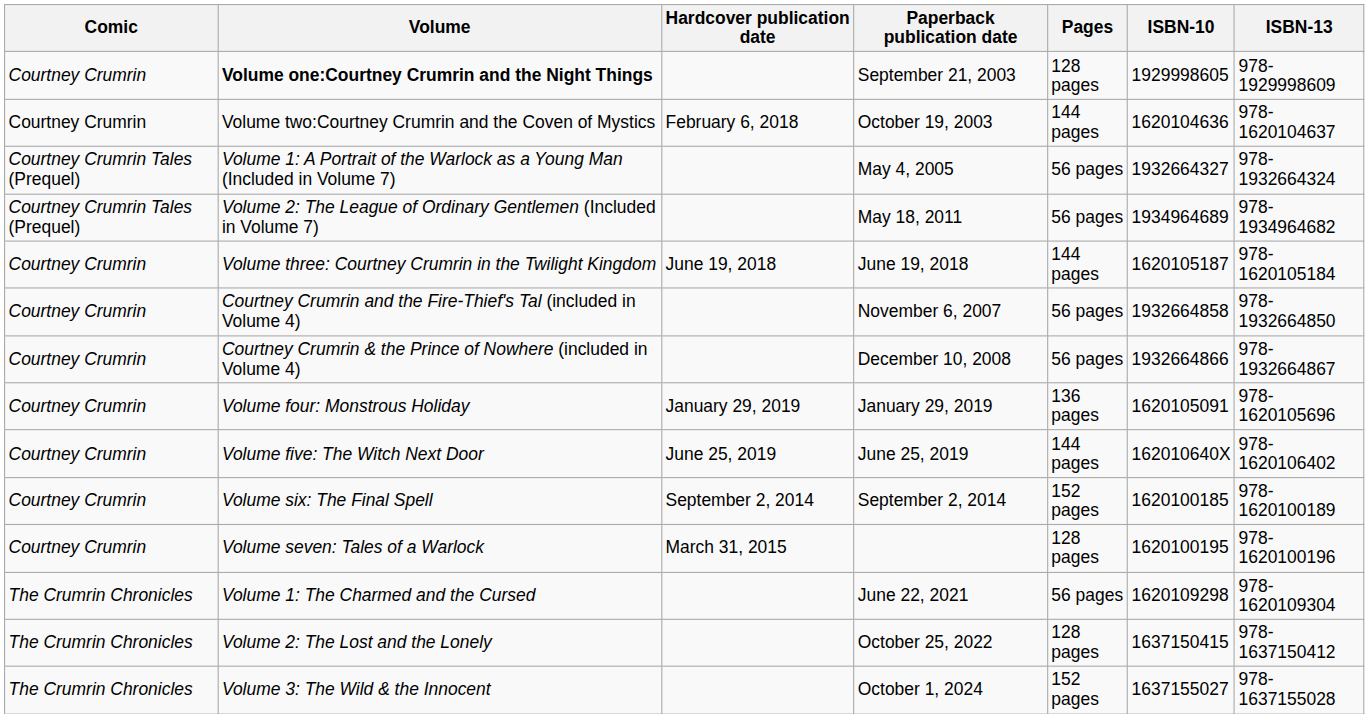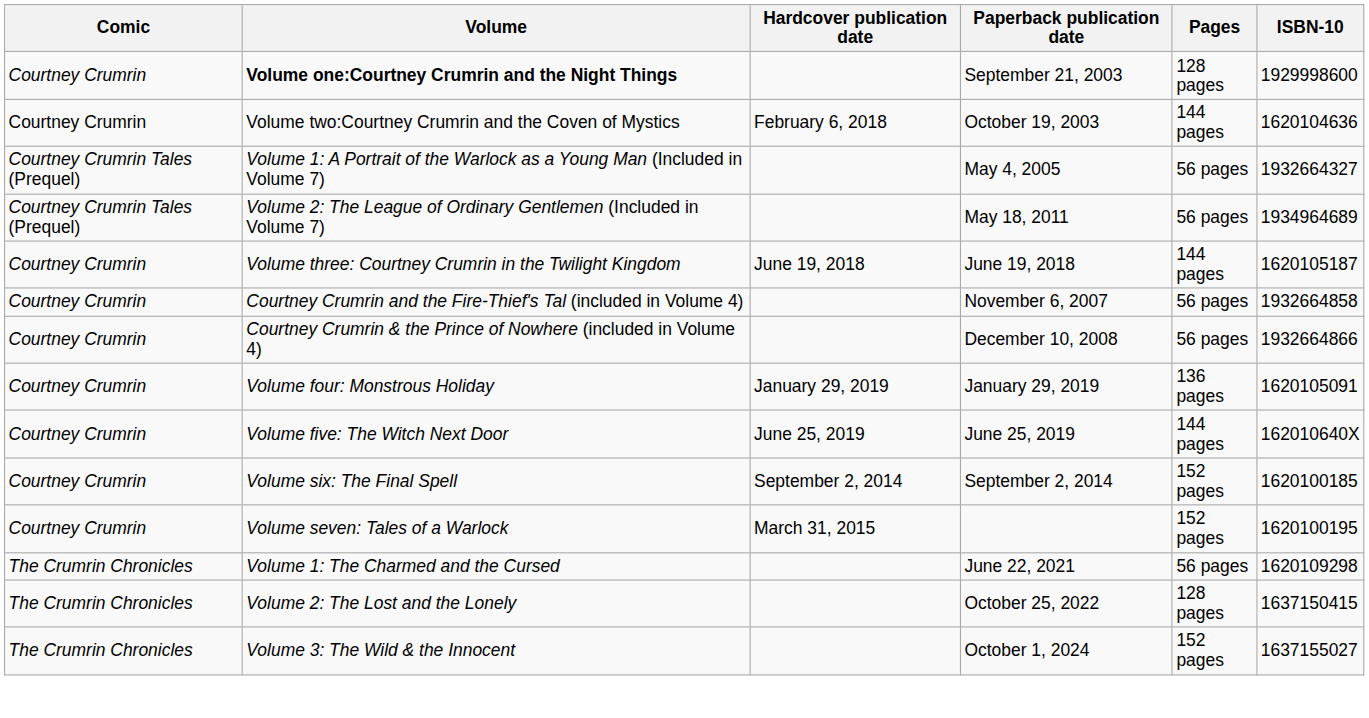- column: (1299, 28)
(1180, 75) 1929998605 -> (1309, 75) 1929998600
(1075, 548) 128 pages -> (1200, 528) 152 pages
